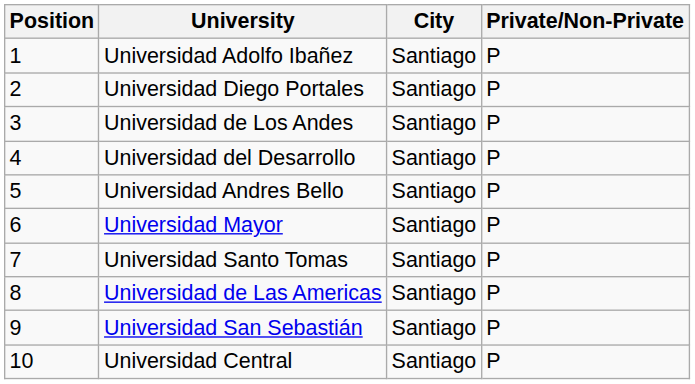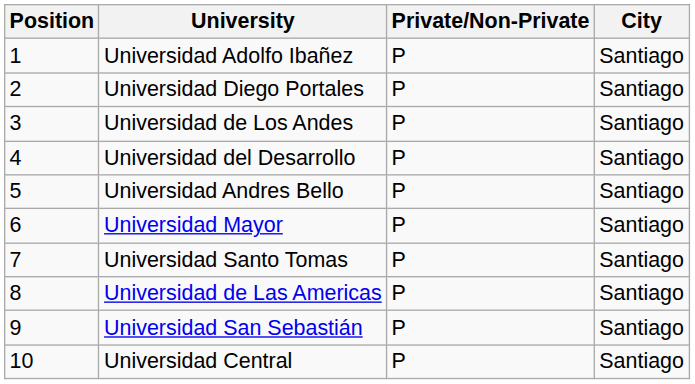columns swapped: (434, 21) <-> (585, 21)
